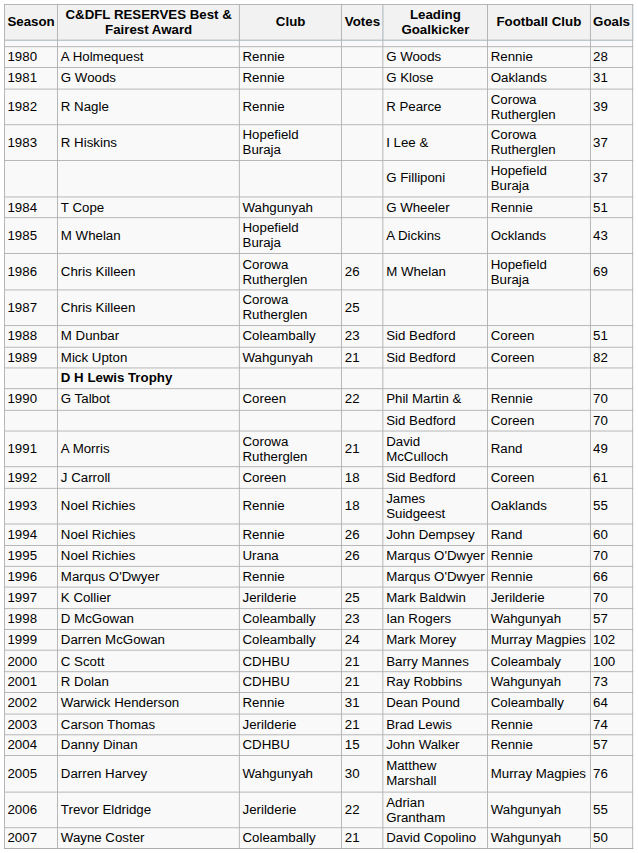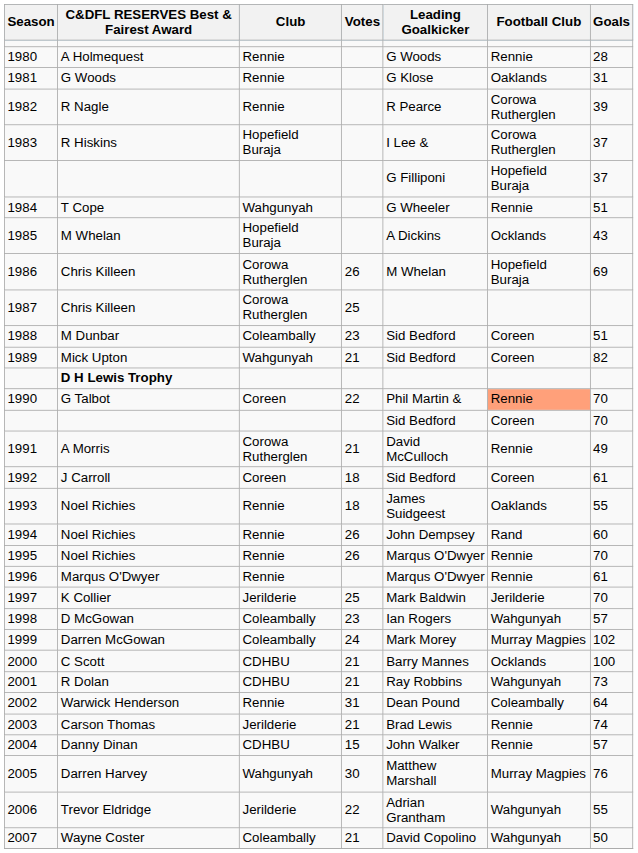(512, 399) no background -> (512, 399) lightsalmon background
(507, 449) Rand -> (512, 449) Rennie
(261, 555) Urana -> (264, 555) Rennie
(600, 576) 66 -> (600, 576) 61
(526, 661) Coleambaly -> (518, 661) Ocklands
